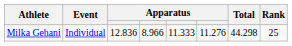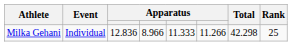(213, 33) 11.276 -> (213, 33) 11.266
(244, 33) 44.298 -> (244, 33) 42.298
